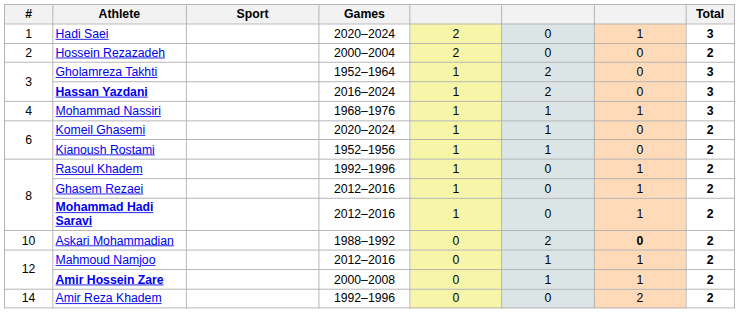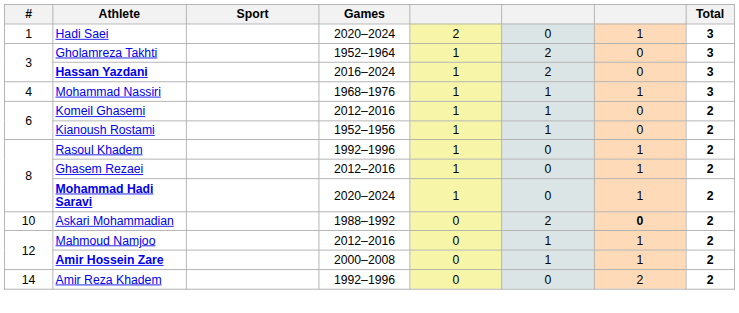- row: (110, 53)
(365, 131) 2020–2024 -> (365, 111) 2012–2016
(365, 215) 2012–2016 -> (365, 195) 2020–2024
